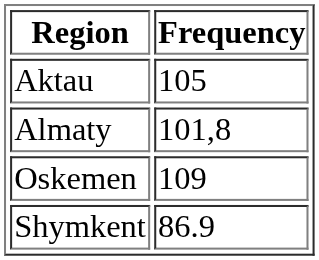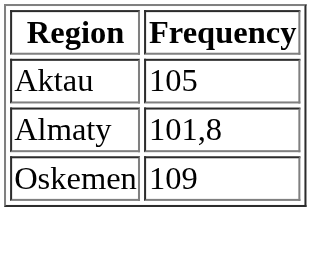- row: (80, 226)
